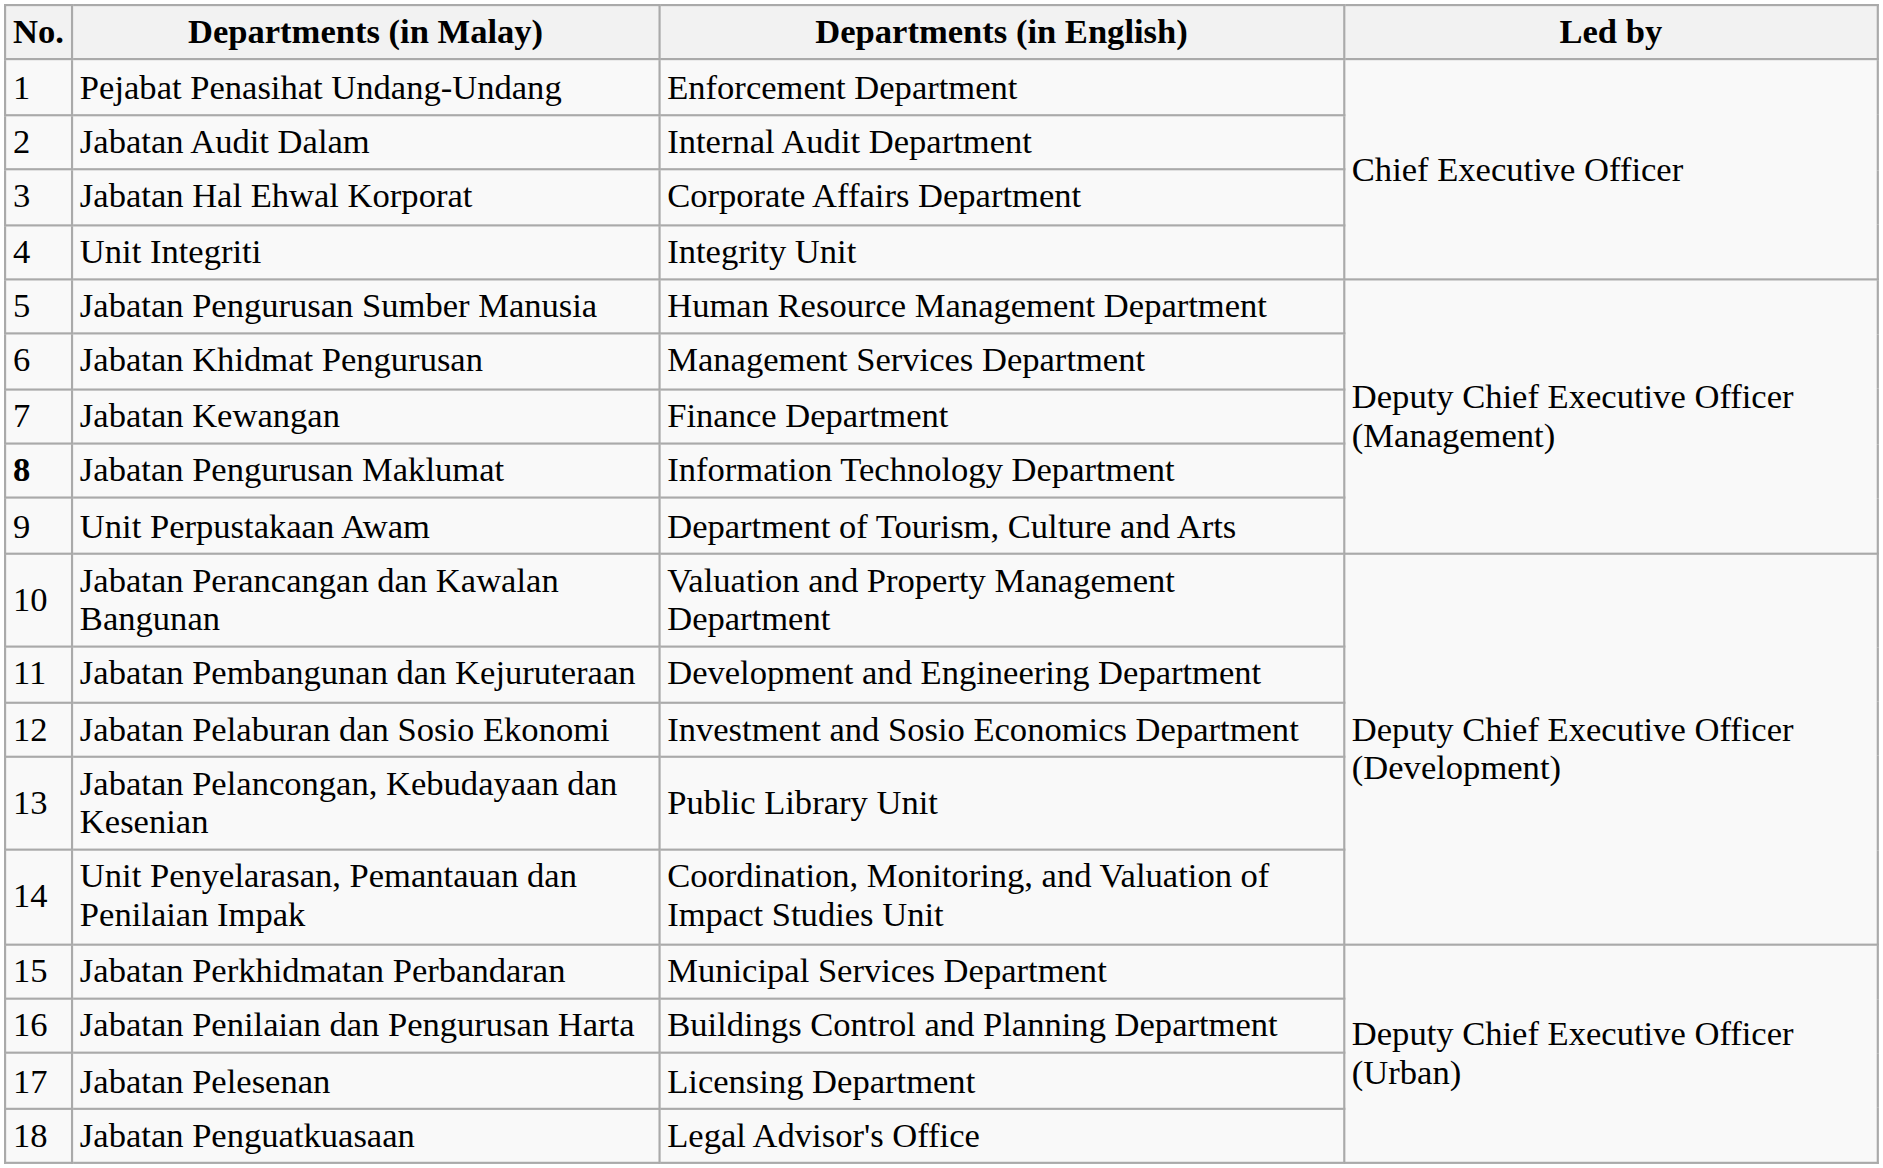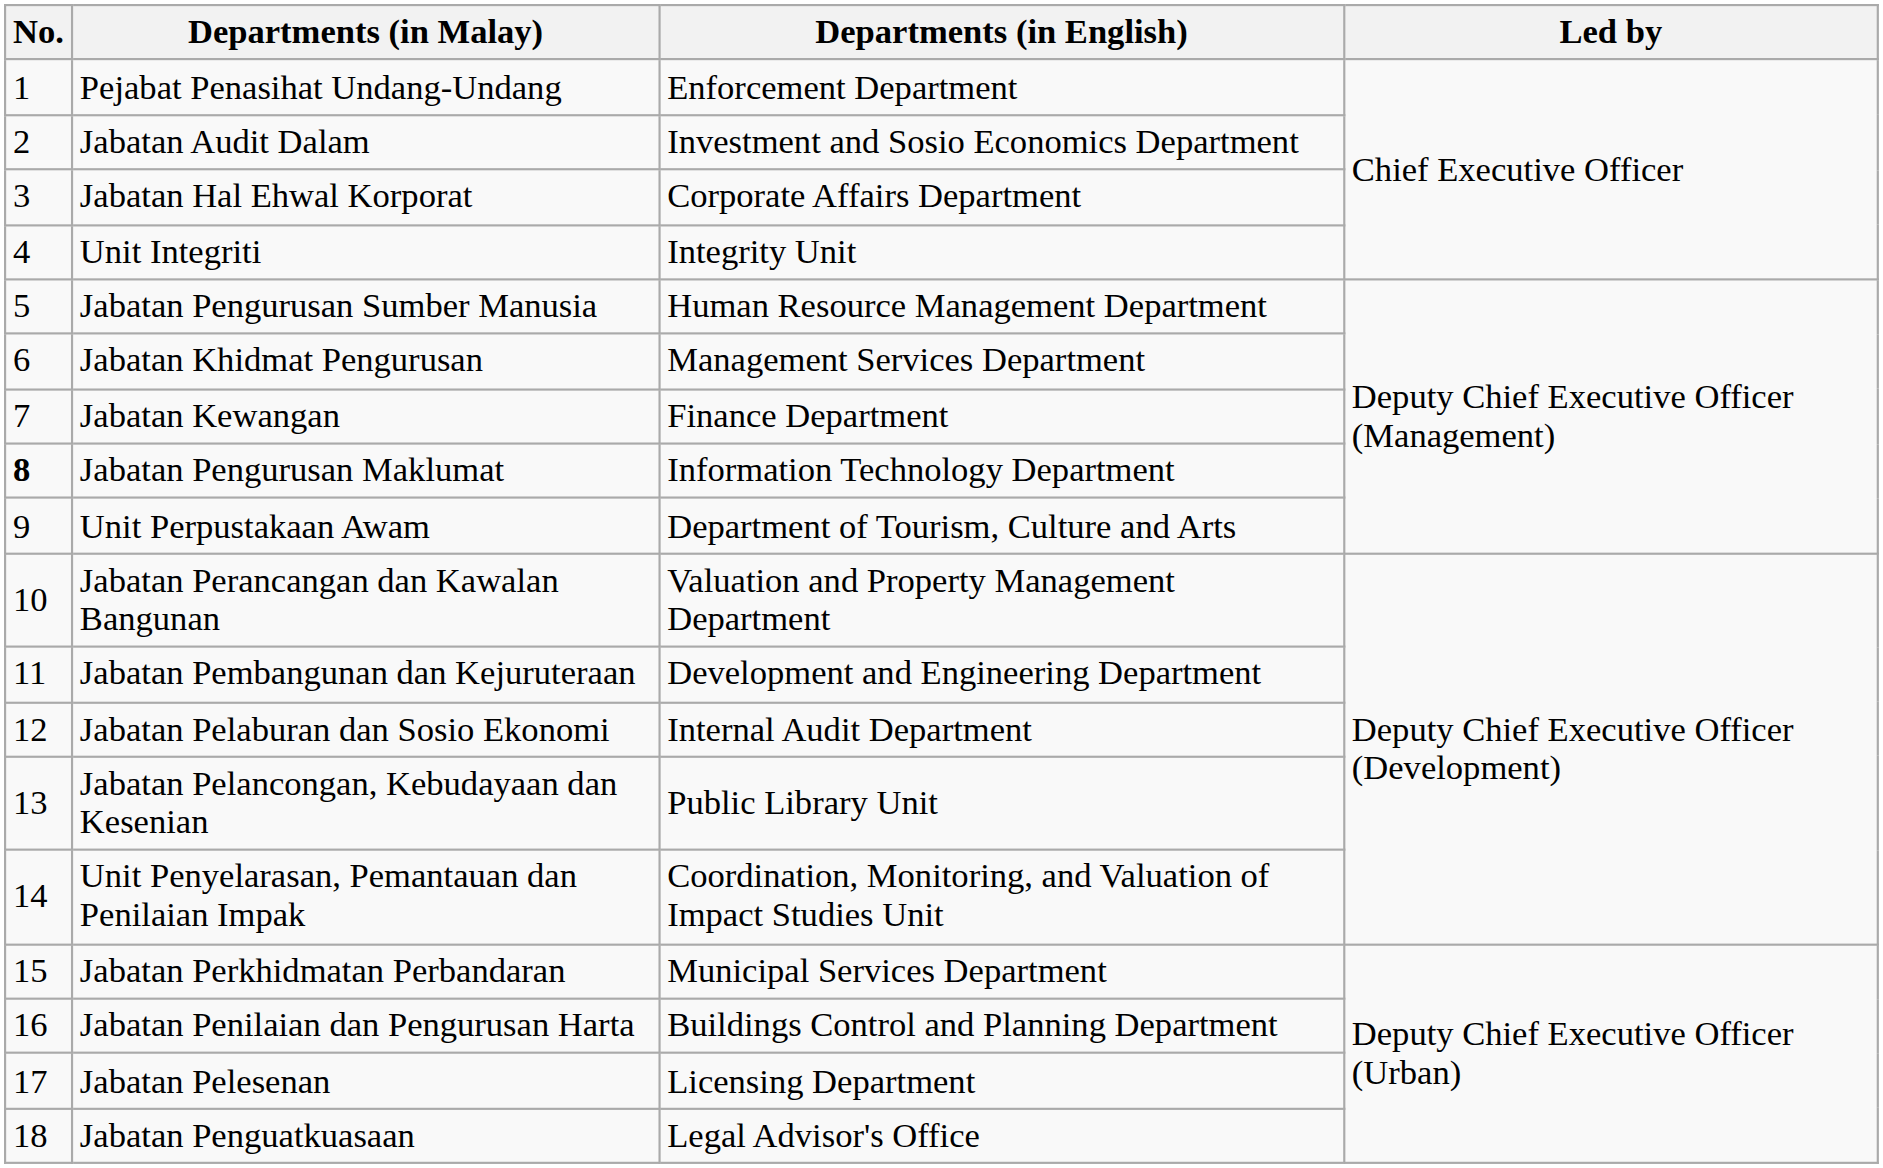(850, 141) Internal Audit Department -> (983, 141) Investment and Sosio Economics Department
(983, 728) Investment and Sosio Economics Department -> (850, 728) Internal Audit Department
